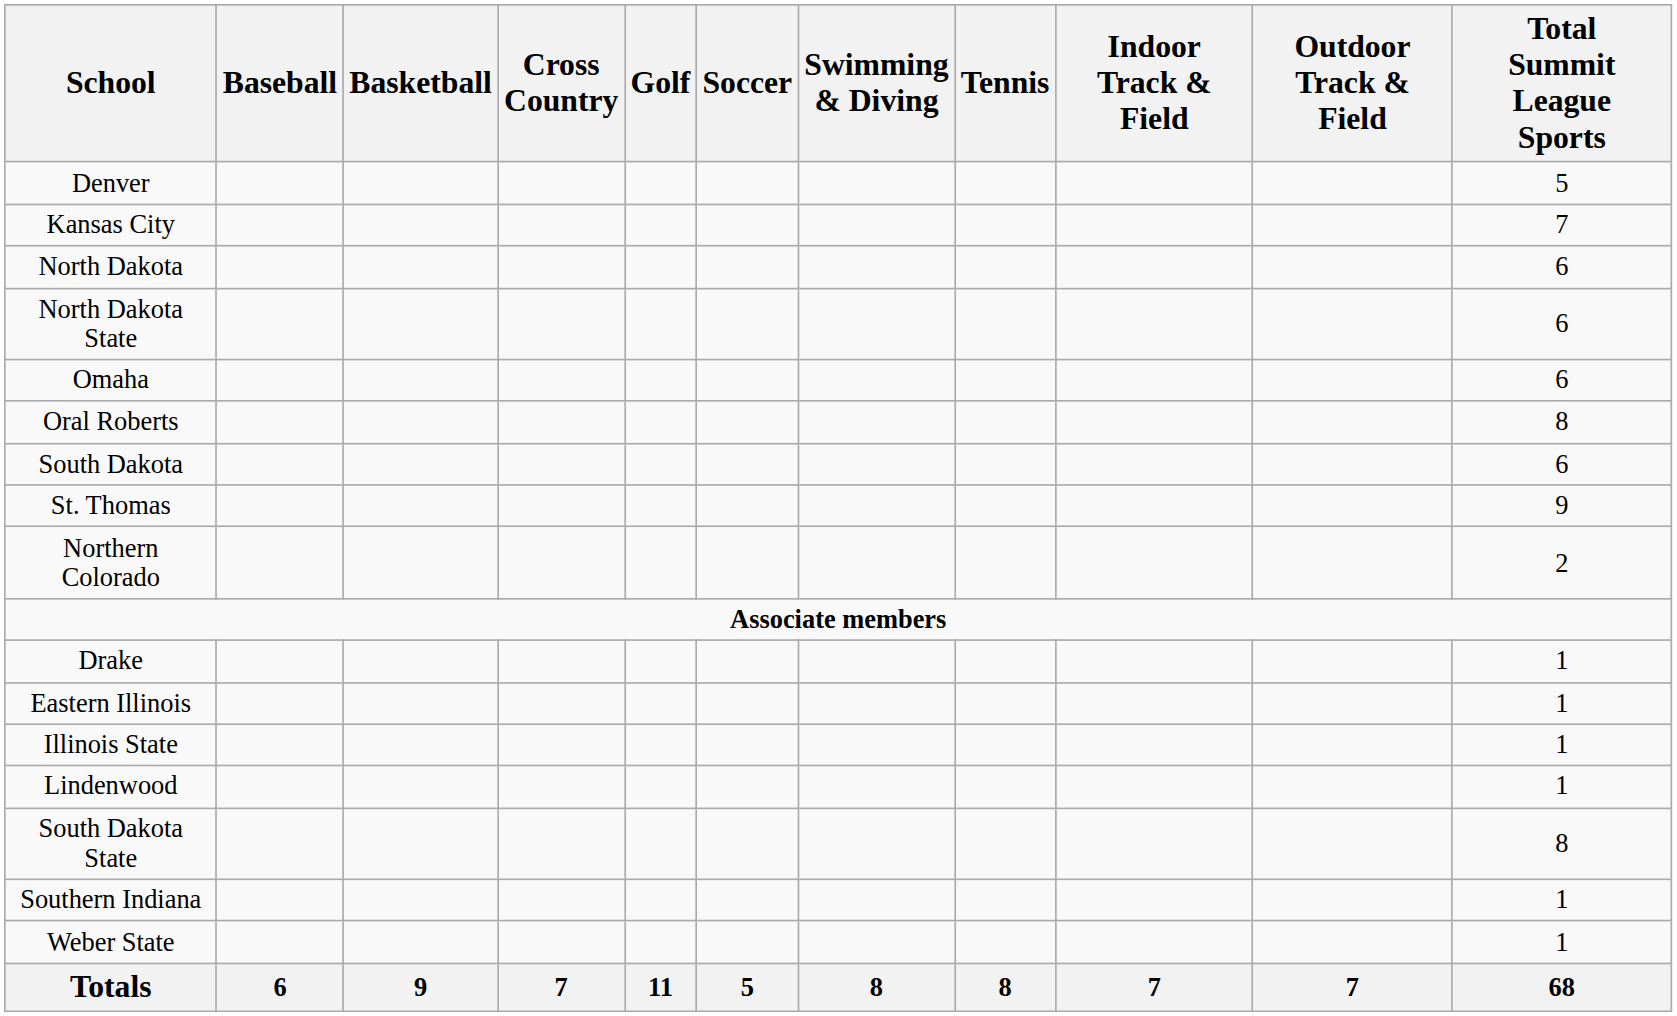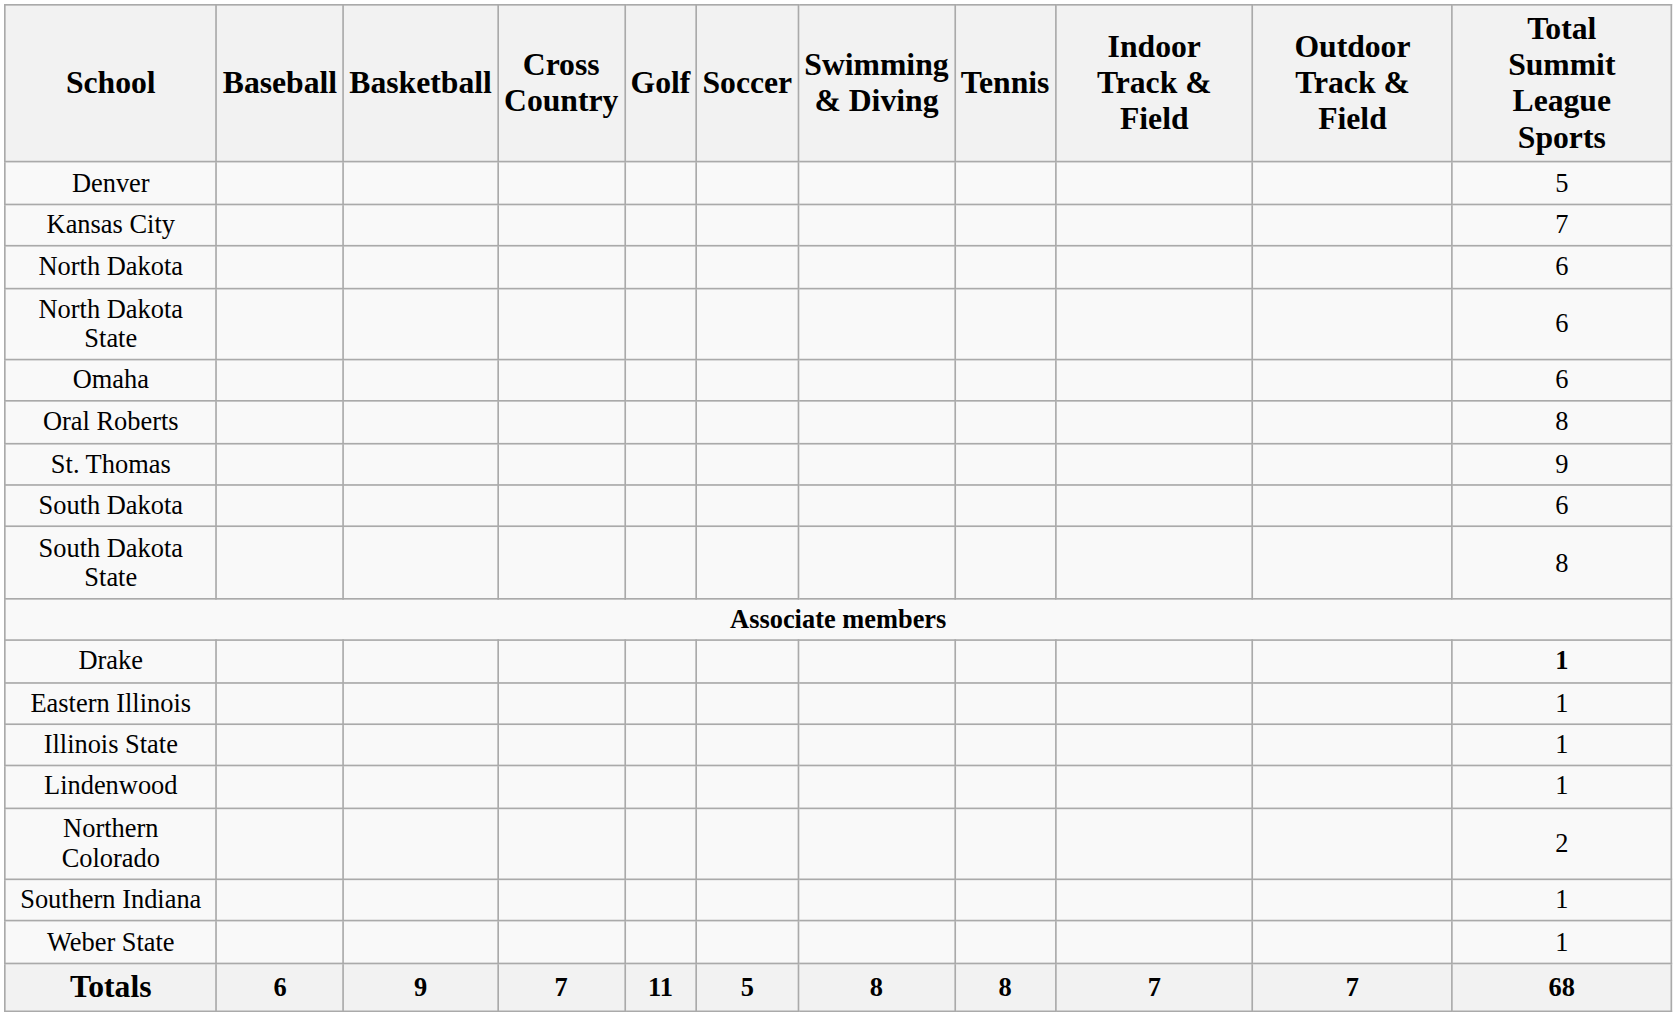rows swapped: (111, 505) <-> (111, 463)
rows swapped: (111, 843) <-> (111, 562)
(1562, 660) normal -> (1562, 660) bold
